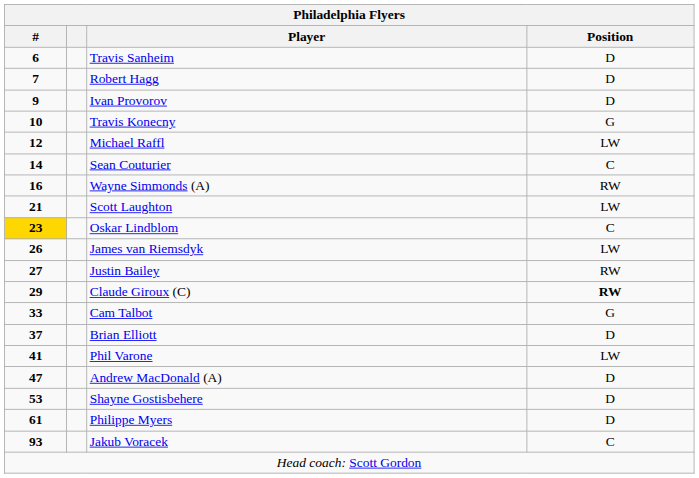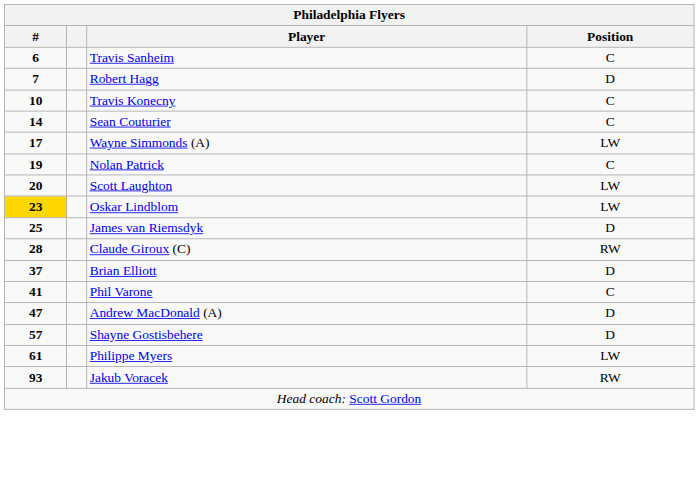(610, 57) D -> (610, 57) C
- row: (128, 100)
(610, 121) G -> (610, 100) C
- row: (127, 143)
(36, 185) 16 -> (36, 143) 17
(610, 185) RW -> (610, 143) LW
+ row: (127, 164)
(36, 206) 21 -> (36, 185) 20
(610, 228) C -> (610, 206) LW
(36, 249) 26 -> (36, 228) 25
(610, 249) LW -> (610, 228) D
- row: (125, 270)
(36, 292) 29 -> (36, 249) 28
(610, 292) bold -> (610, 249) normal
- row: (121, 313)
(610, 356) LW -> (610, 292) C
(36, 398) 53 -> (36, 334) 57
(610, 420) D -> (610, 356) LW
(610, 441) C -> (610, 377) RW
